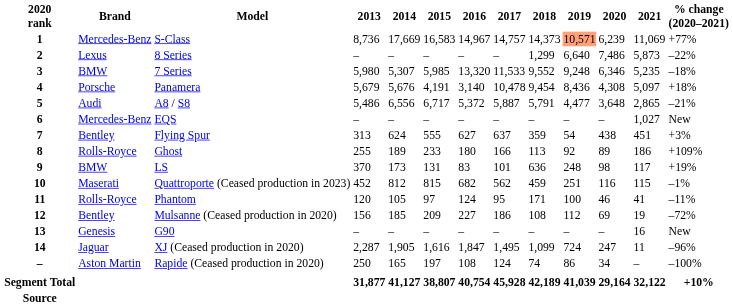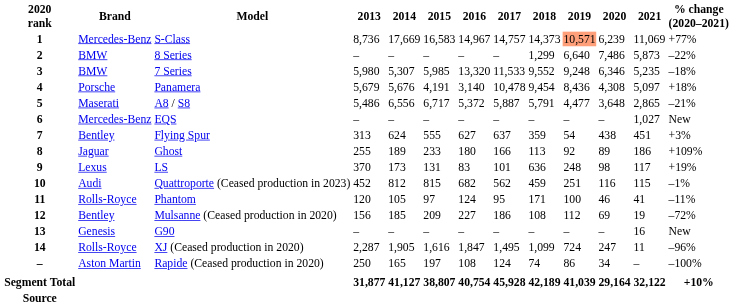(92, 55) Lexus -> (93, 55) BMW
(90, 103) Audi -> (99, 103) Maserati
(107, 151) Rolls-Royce -> (93, 151) Jaguar
(93, 167) BMW -> (92, 167) Lexus
(99, 183) Maserati -> (90, 183) Audi
(93, 247) Jaguar -> (107, 247) Rolls-Royce
